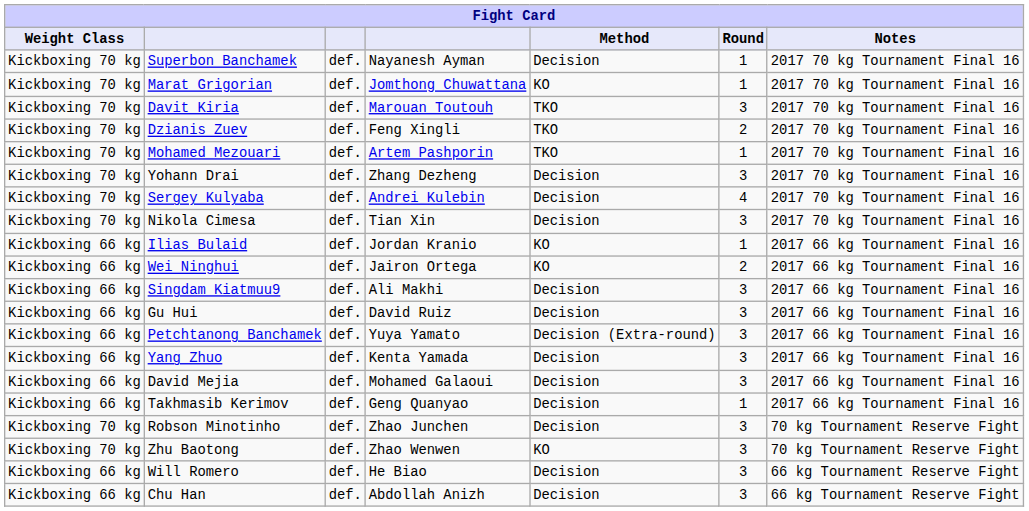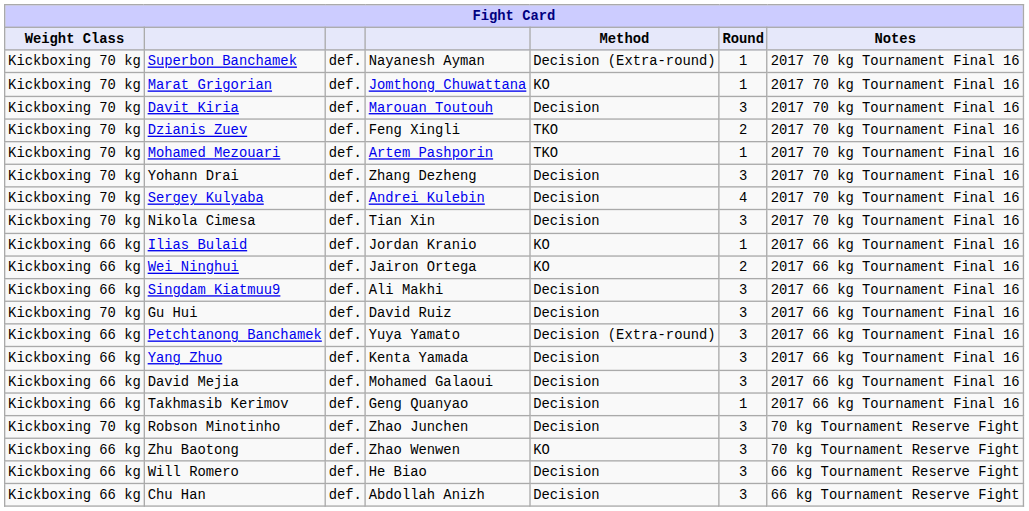(566, 62) Decision -> (624, 62) Decision (Extra-round)
(546, 108) TKO -> (566, 108) Decision
(74, 313) Kickboxing 66 kg -> (74, 313) Kickboxing 70 kg
(74, 450) Kickboxing 70 kg -> (74, 450) Kickboxing 66 kg
